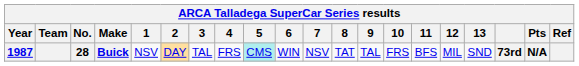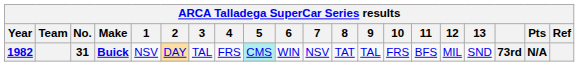(20, 52) 1987 -> (20, 52) 1982
(83, 52) 28 -> (83, 52) 31
